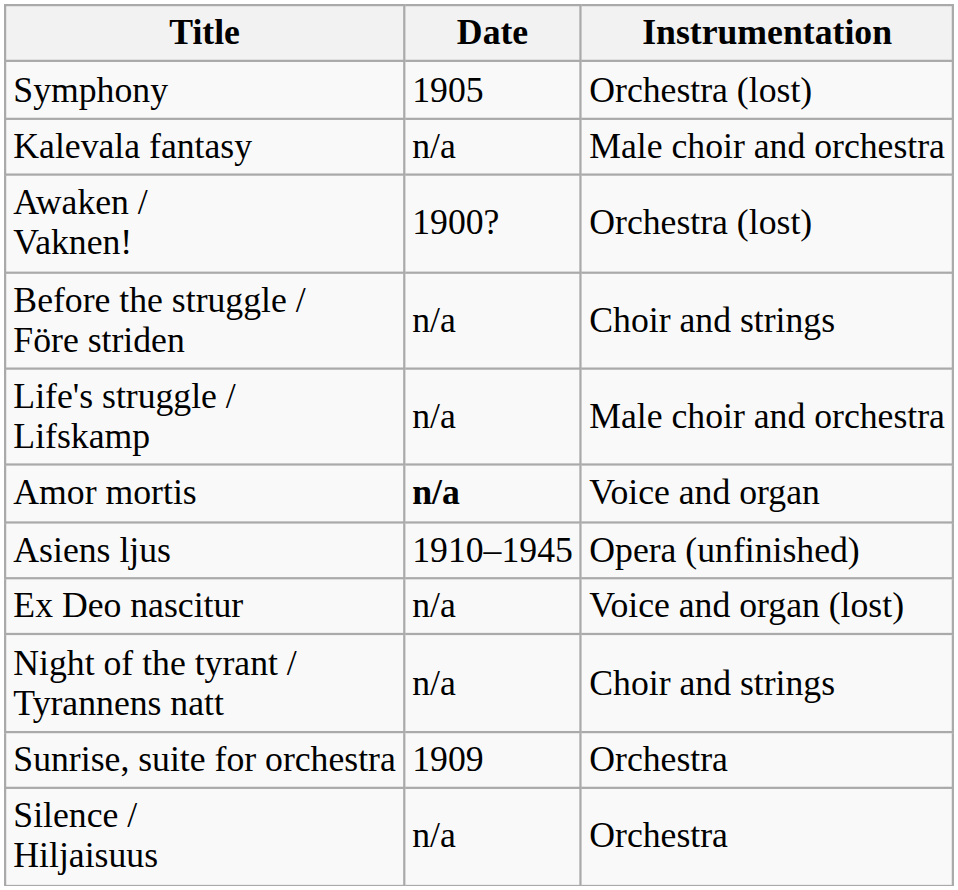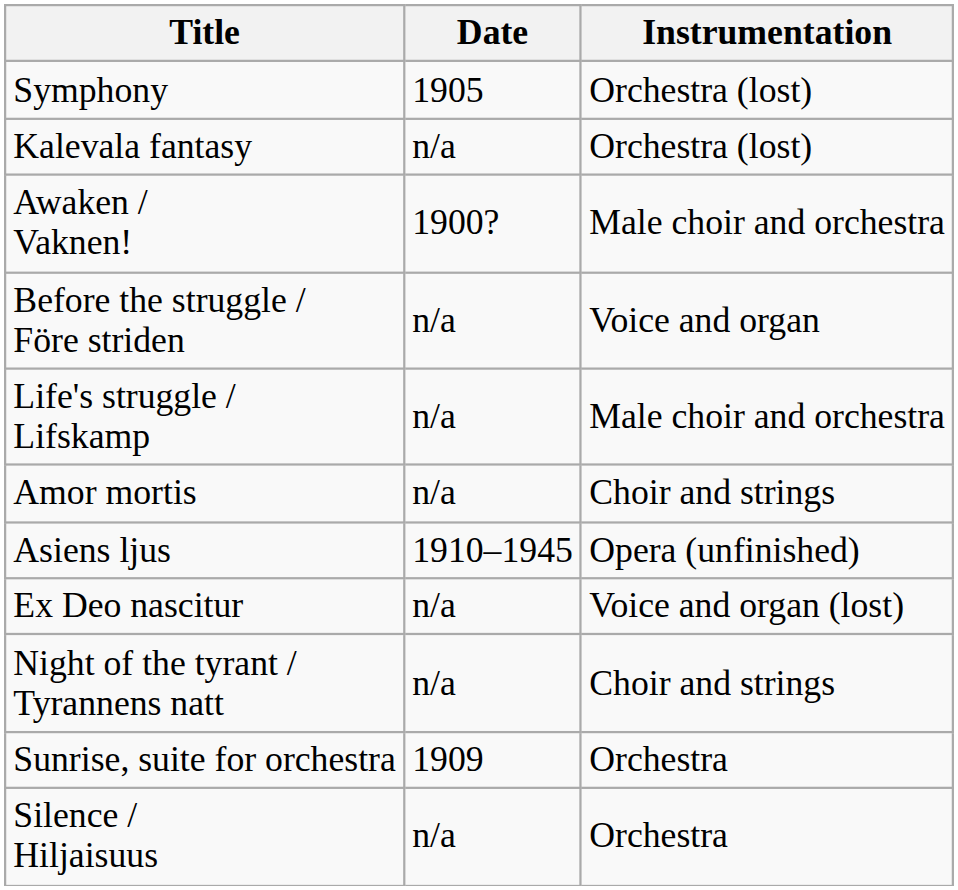(767, 145) Male choir and orchestra -> (701, 145) Orchestra (lost)
(701, 222) Orchestra (lost) -> (767, 222) Male choir and orchestra
(712, 319) Choir and strings -> (705, 319) Voice and organ
(436, 492) bold -> (434, 492) normal
(705, 492) Voice and organ -> (712, 492) Choir and strings
